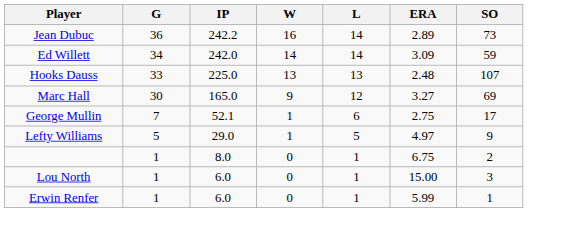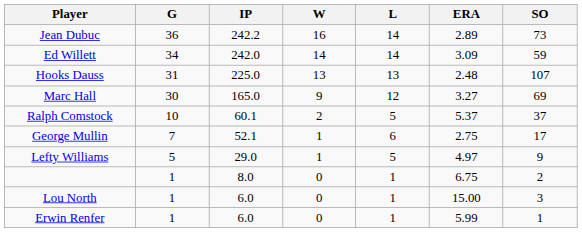(156, 75) 33 -> (172, 75) 31
+ row: (70, 116)
